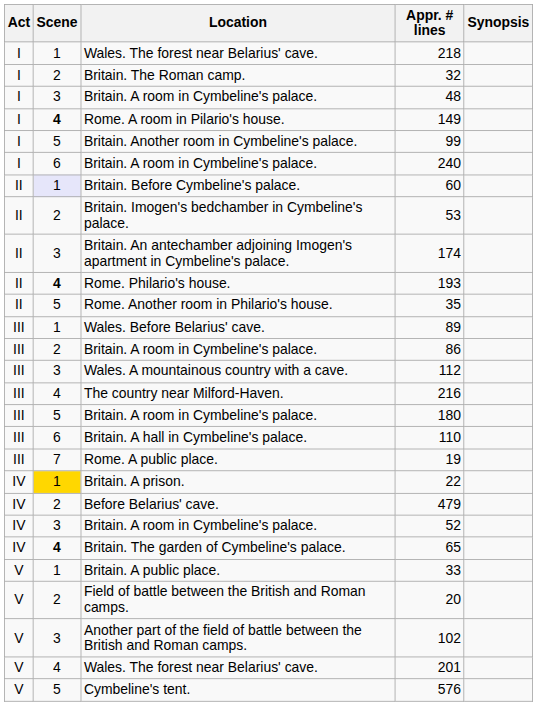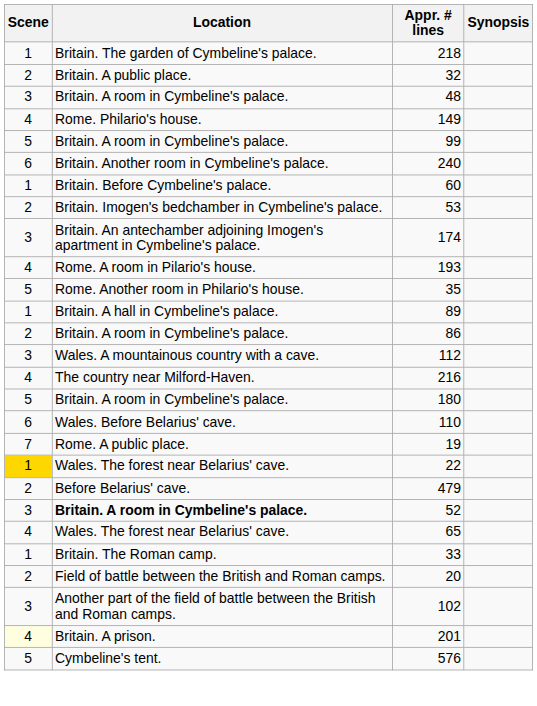- column: (19, 23)
(201, 53) Wales. The forest near Belarius' cave. -> (186, 53) Britain. The garden of Cymbeline's palace.
(165, 75) Britain. The Roman camp. -> (123, 75) Britain. A public place.
(57, 119) bold -> (28, 119) normal
(184, 119) Rome. A room in Pilario's house. -> (128, 119) Rome. Philario's house.
(221, 141) Britain. Another room in Cymbeline's palace. -> (172, 141) Britain. A room in Cymbeline's palace.
(201, 163) Britain. A room in Cymbeline's palace. -> (192, 163) Britain. Another room in Cymbeline's palace.
(57, 185) lavender background -> (28, 185) no background
(57, 283) bold -> (28, 267) normal
(157, 283) Rome. Philario's house. -> (155, 267) Rome. A room in Pilario's house.
(174, 327) Wales. Before Belarius' cave. -> (167, 311) Britain. A hall in Cymbeline's palace.
(196, 437) Britain. A hall in Cymbeline's palace. -> (146, 422) Wales. Before Belarius' cave.
(134, 481) Britain. A prison. -> (172, 466) Wales. The forest near Belarius' cave.
(201, 526) normal -> (181, 510) bold
(57, 548) bold -> (28, 532) normal
(215, 548) Britain. The garden of Cymbeline's palace. -> (172, 532) Wales. The forest near Belarius' cave.
(152, 570) Britain. A public place. -> (136, 554) Britain. The Roman camp.
(57, 667) no background -> (28, 636) lightyellow background
(201, 667) Wales. The forest near Belarius' cave. -> (105, 636) Britain. A prison.
